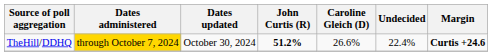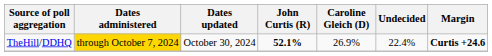(288, 42) 51.2% -> (288, 42) 52.1%
(346, 42) 26.6% -> (346, 42) 26.9%
